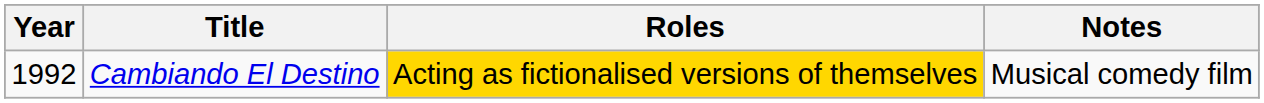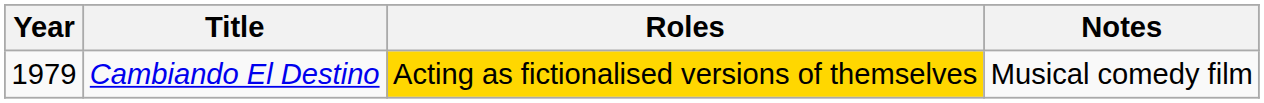(44, 73) 1992 -> (44, 73) 1979
